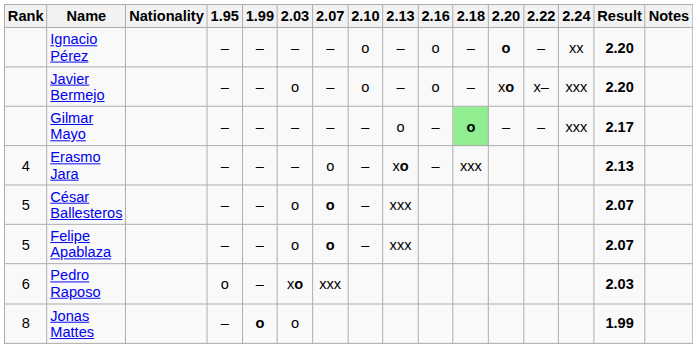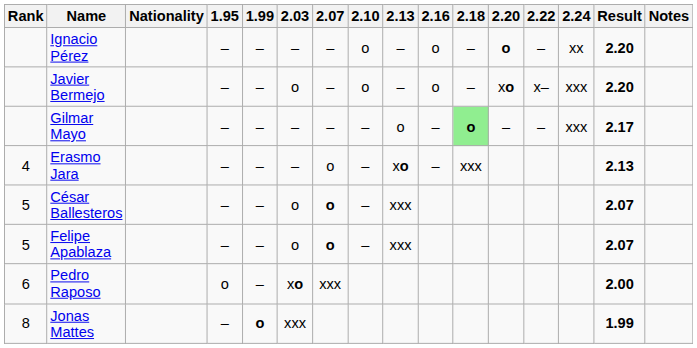(620, 284) 2.03 -> (620, 284) 2.00
(295, 323) o -> (295, 323) xxx
